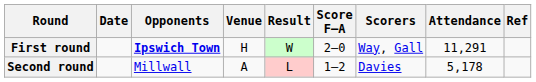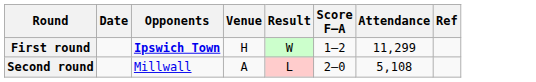- column: (391, 21)
(335, 47) 2–0 -> (335, 47) 1–2
(465, 47) 11,291 -> (394, 47) 11,299
(335, 67) 1–2 -> (335, 67) 2–0
(465, 67) 5,178 -> (394, 67) 5,108
